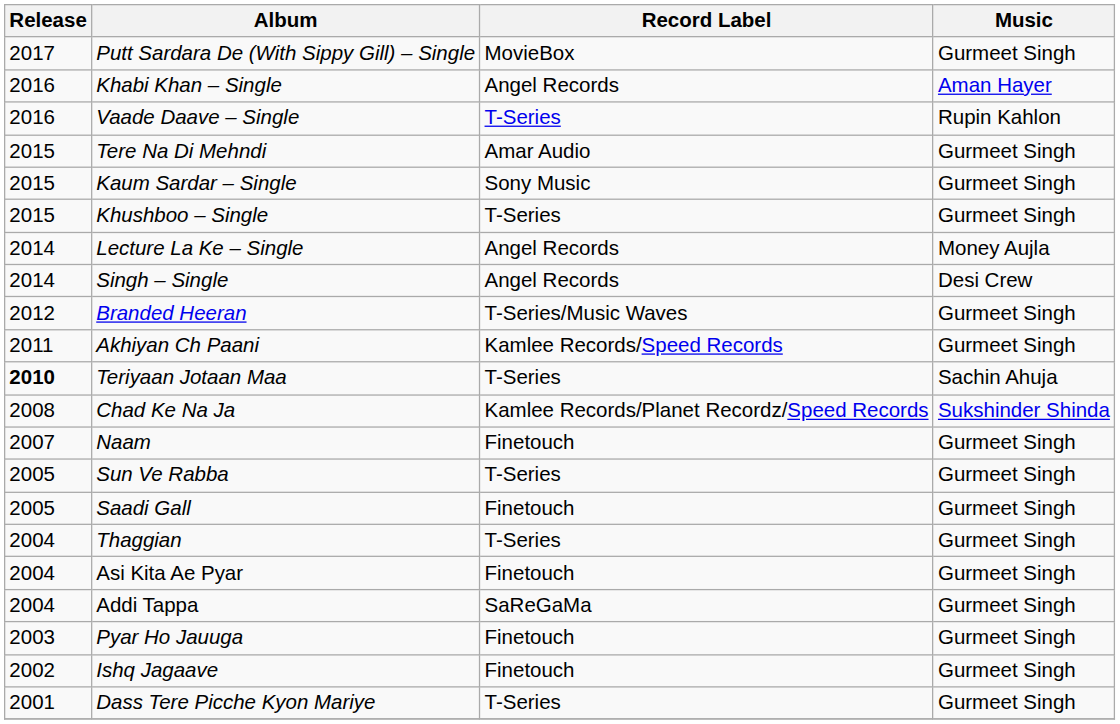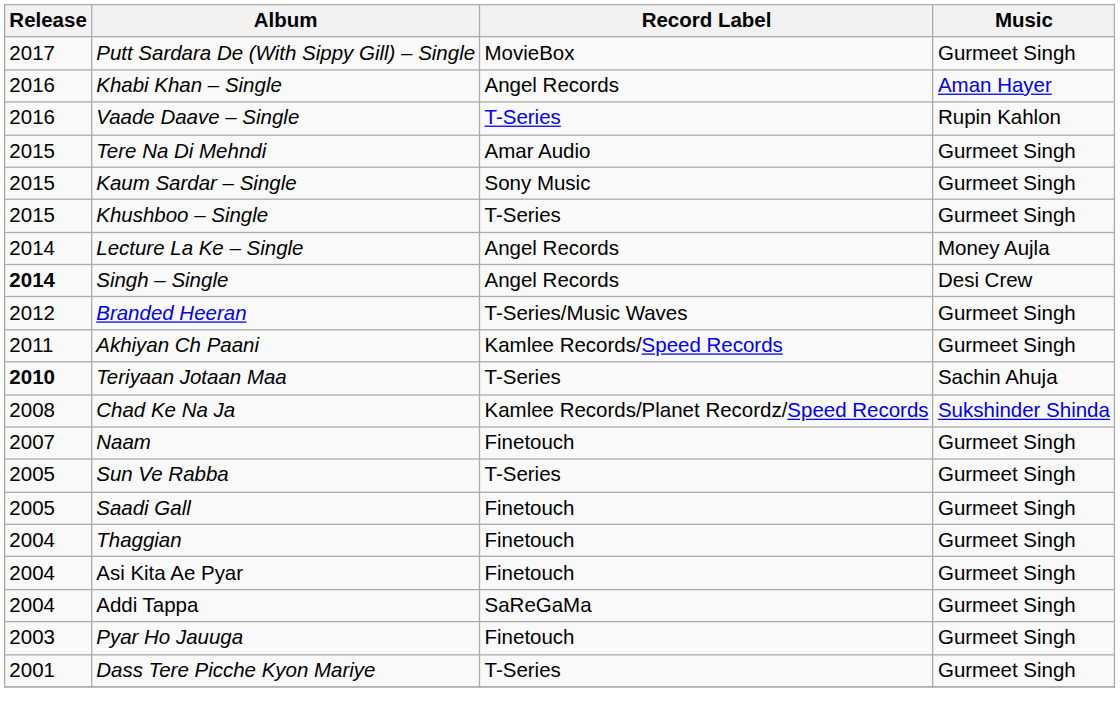(32, 280) normal -> (32, 280) bold
(523, 540) T-Series -> (530, 540) Finetouch
- row: (157, 670)
